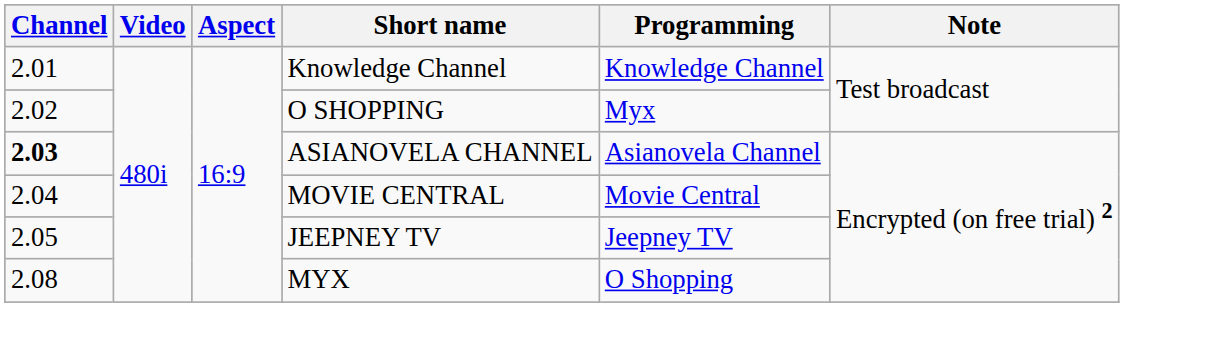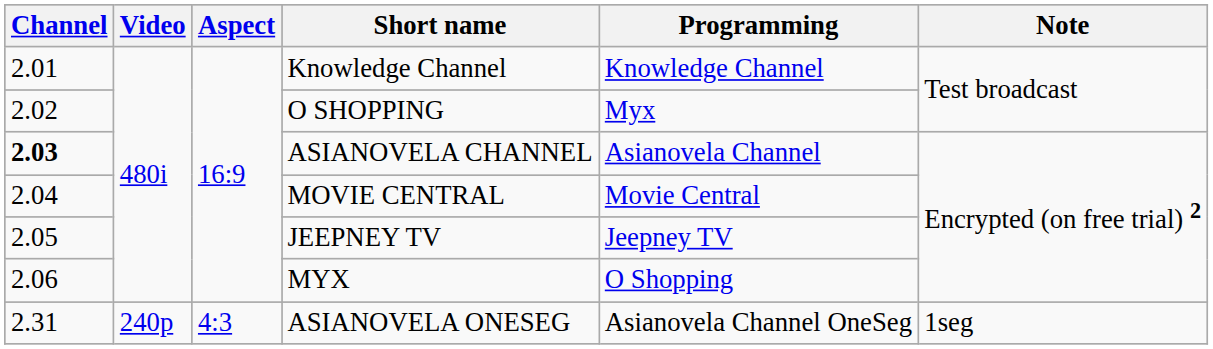(34, 279) 2.08 -> (34, 279) 2.06
+ row: (429, 322)
